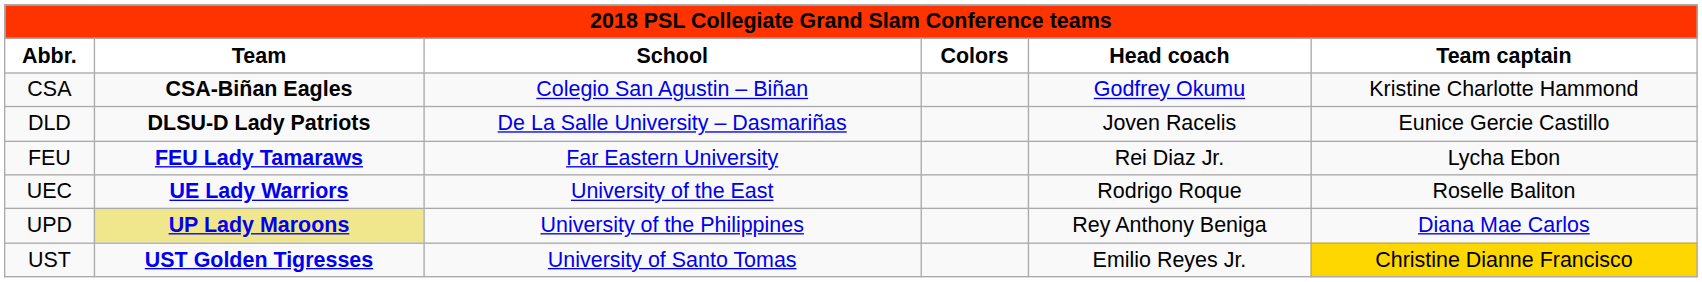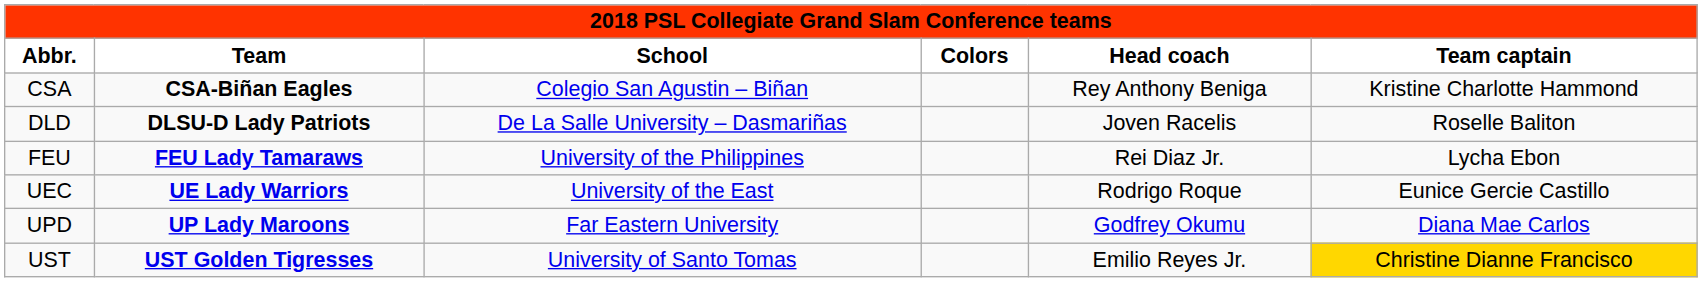(1169, 89) Godfrey Okumu -> (1169, 89) Rey Anthony Beniga
(1504, 123) Eunice Gercie Castillo -> (1504, 123) Roselle Baliton
(672, 157) Far Eastern University -> (672, 157) University of the Philippines
(1504, 191) Roselle Baliton -> (1504, 191) Eunice Gercie Castillo
(259, 225) khaki background -> (259, 225) no background
(672, 225) University of the Philippines -> (672, 225) Far Eastern University
(1169, 225) Rey Anthony Beniga -> (1169, 225) Godfrey Okumu
